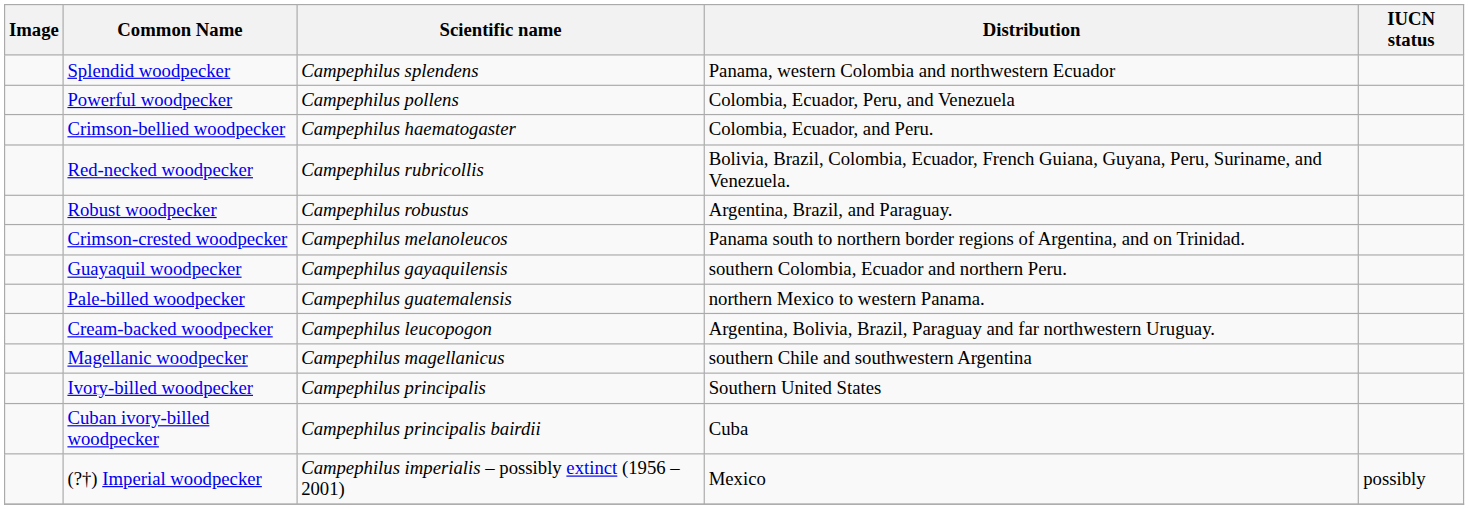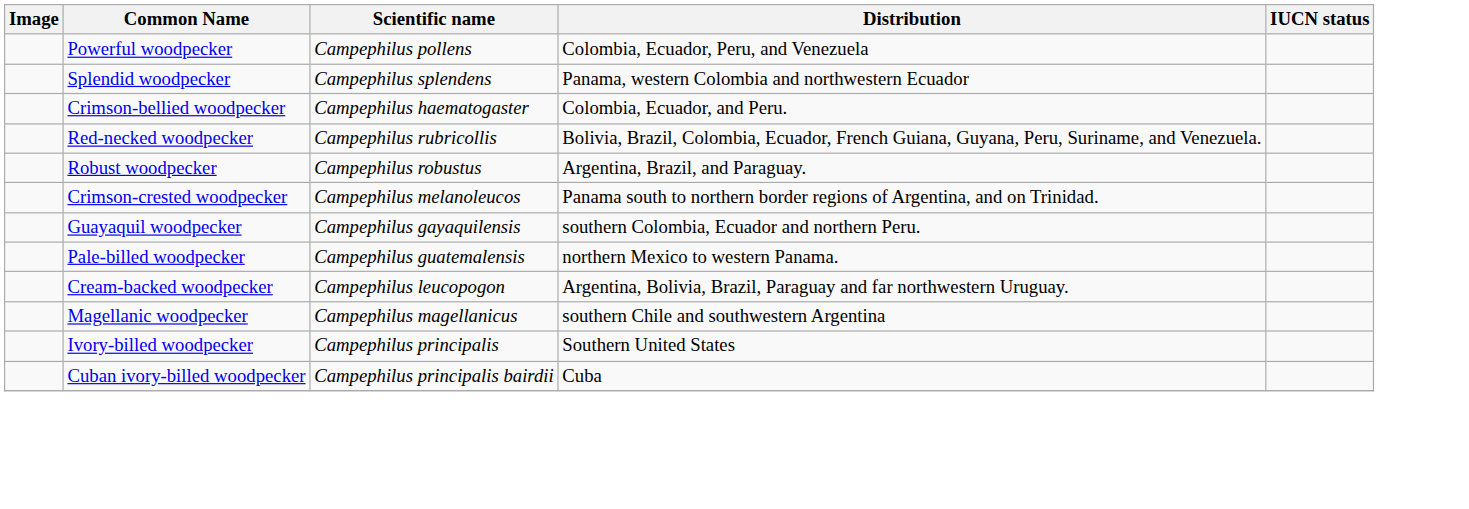rows swapped: (150, 99) <-> (149, 70)
- row: (165, 479)
